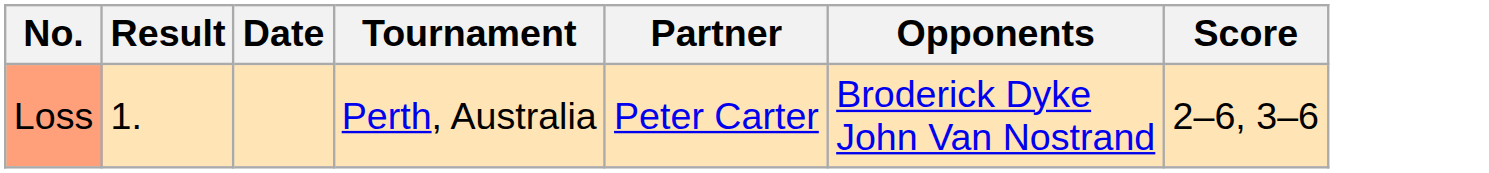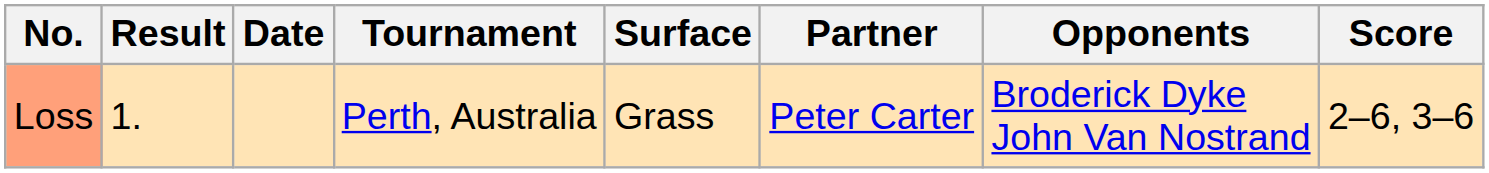+ column: (683, 34)
